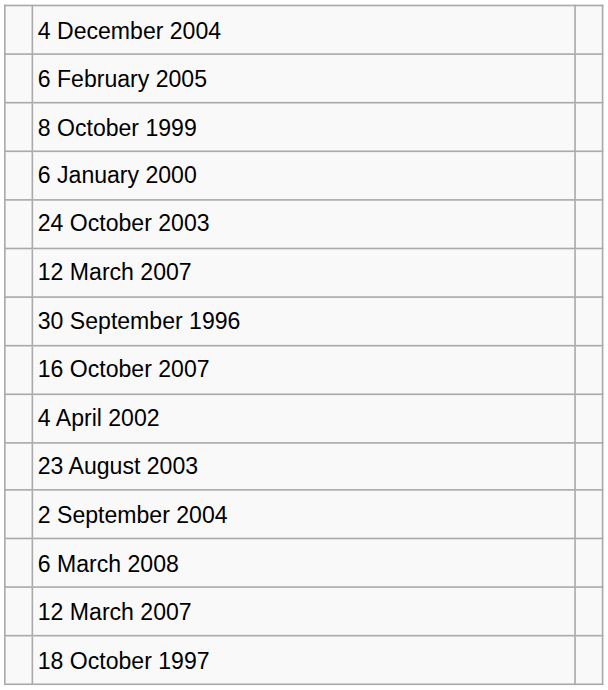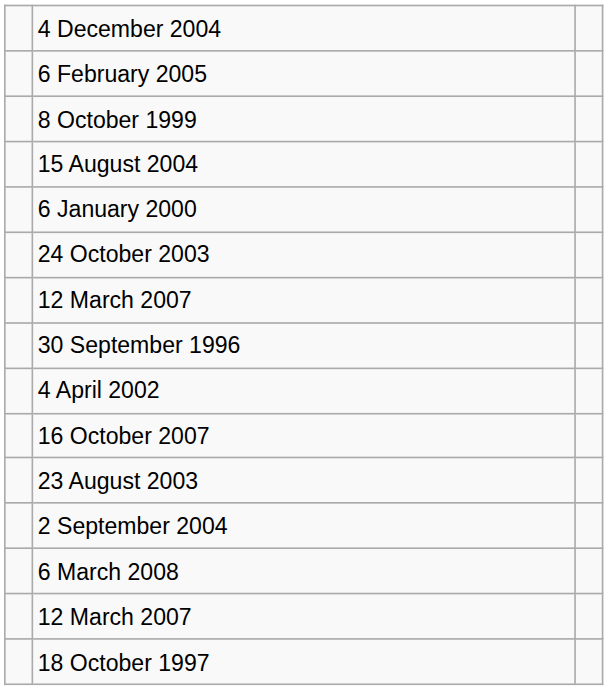+ row: (19, 164)
rows swapped: (19, 369) <-> (19, 418)
